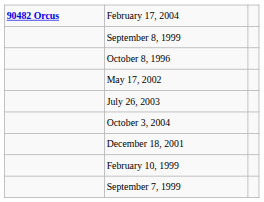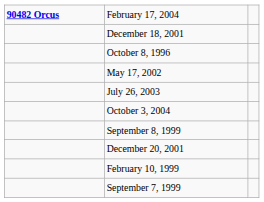rows swapped: (144, 37) <-> (145, 144)
+ row: (145, 149)
